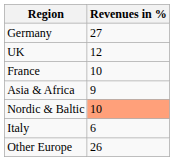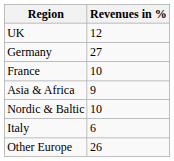rows swapped: (29, 33) <-> (16, 52)
(96, 109) lightsalmon background -> (96, 109) no background
